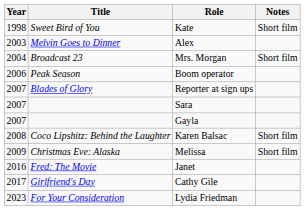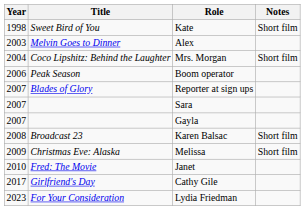(57, 58) Broadcast 23 -> (101, 58) Coco Lipshitz: Behind the Laughter
(101, 136) Coco Lipshitz: Behind the Laughter -> (57, 136) Broadcast 23
(16, 167) 2016 -> (16, 167) 2010
